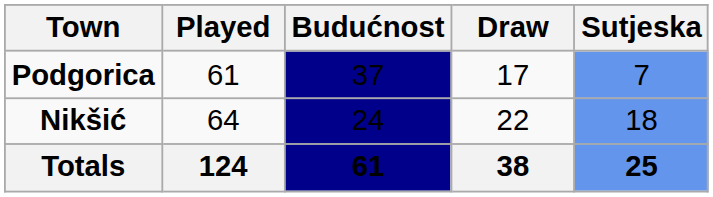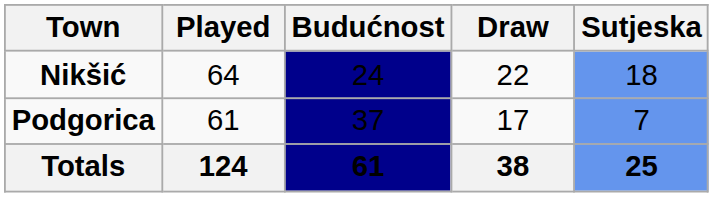rows swapped: (83, 74) <-> (83, 120)
